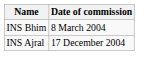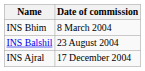+ row: (29, 43)
